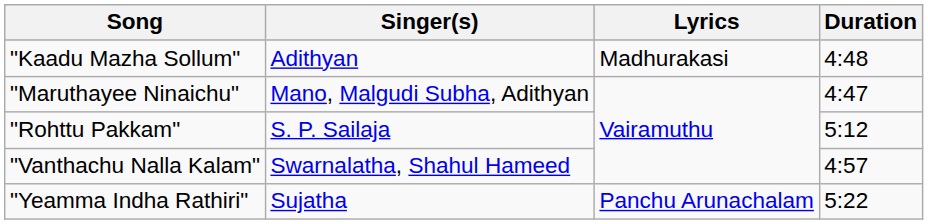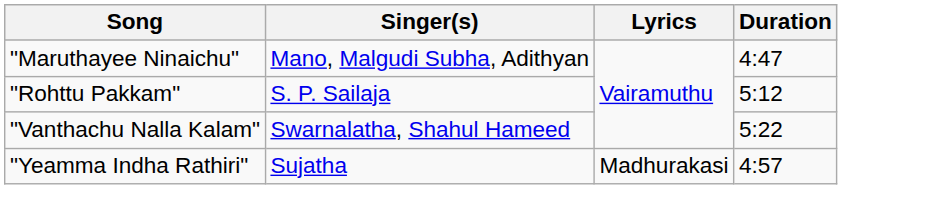- row: (125, 58)
(846, 165) 4:57 -> (761, 129) 5:22
(707, 201) Panchu Arunachalam -> (664, 165) Madhurakasi
(846, 201) 5:22 -> (761, 165) 4:57
